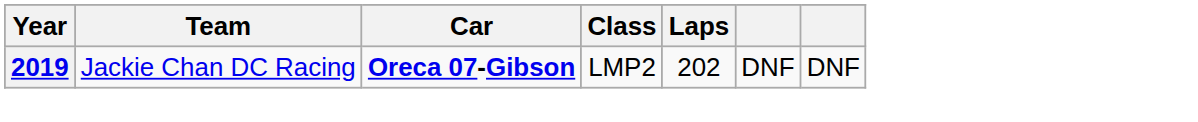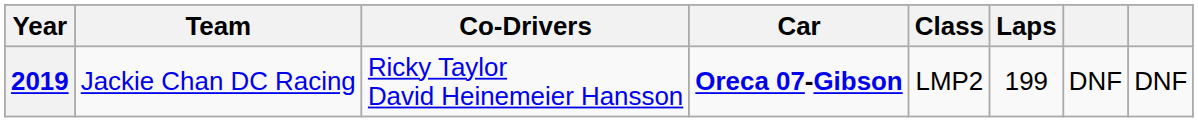+ column: (526, 26)
(699, 67) 202 -> (1026, 81) 199
